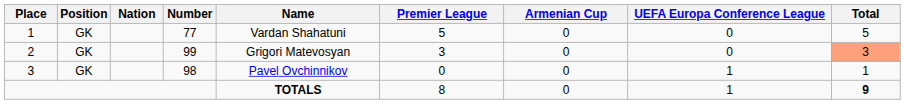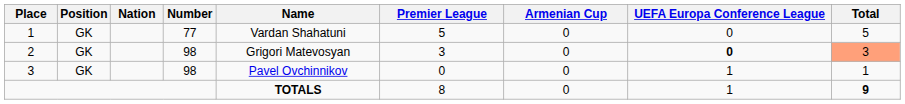(190, 52) 99 -> (190, 52) 98
(730, 52) normal -> (730, 52) bold
